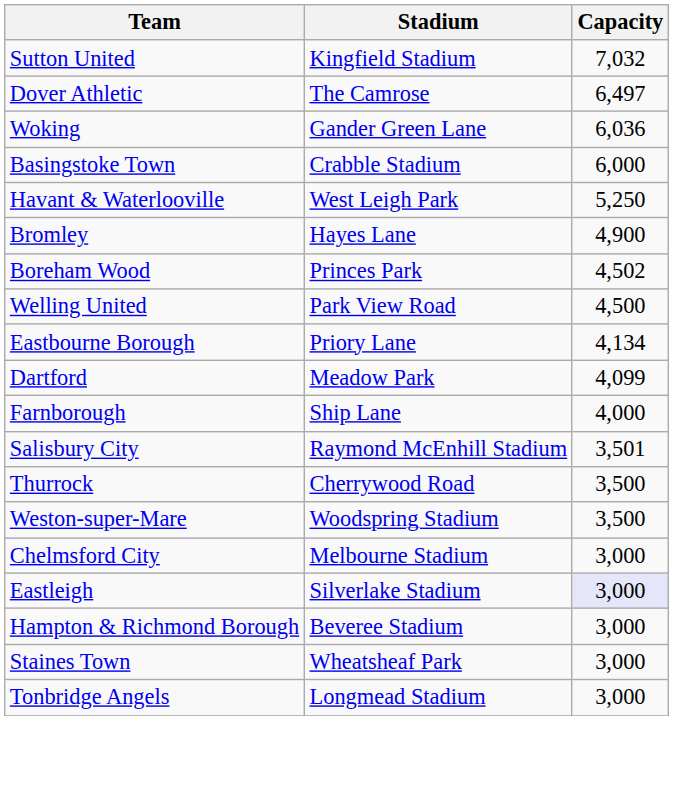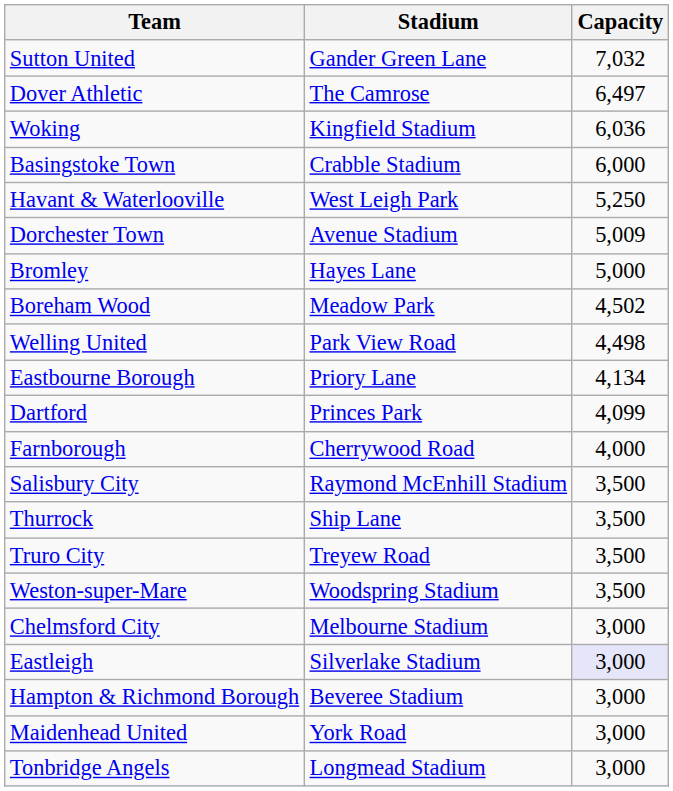(393, 57) Kingfield Stadium -> (398, 57) Gander Green Lane
(398, 128) Gander Green Lane -> (393, 128) Kingfield Stadium
+ row: (87, 235)
(620, 235) 4,900 -> (620, 270) 5,000
(366, 270) Princes Park -> (372, 306) Meadow Park
(620, 306) 4,500 -> (620, 341) 4,498
(372, 377) Meadow Park -> (366, 413) Princes Park
(355, 413) Ship Lane -> (392, 448) Cherrywood Road
(620, 448) 3,501 -> (620, 484) 3,500
(392, 484) Cherrywood Road -> (355, 519) Ship Lane
+ row: (57, 555)
+ row: (98, 732)
- row: (70, 661)
